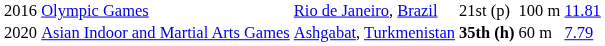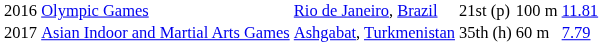(21, 33) 2020 -> (21, 33) 2017
(487, 33) bold -> (485, 33) normal
